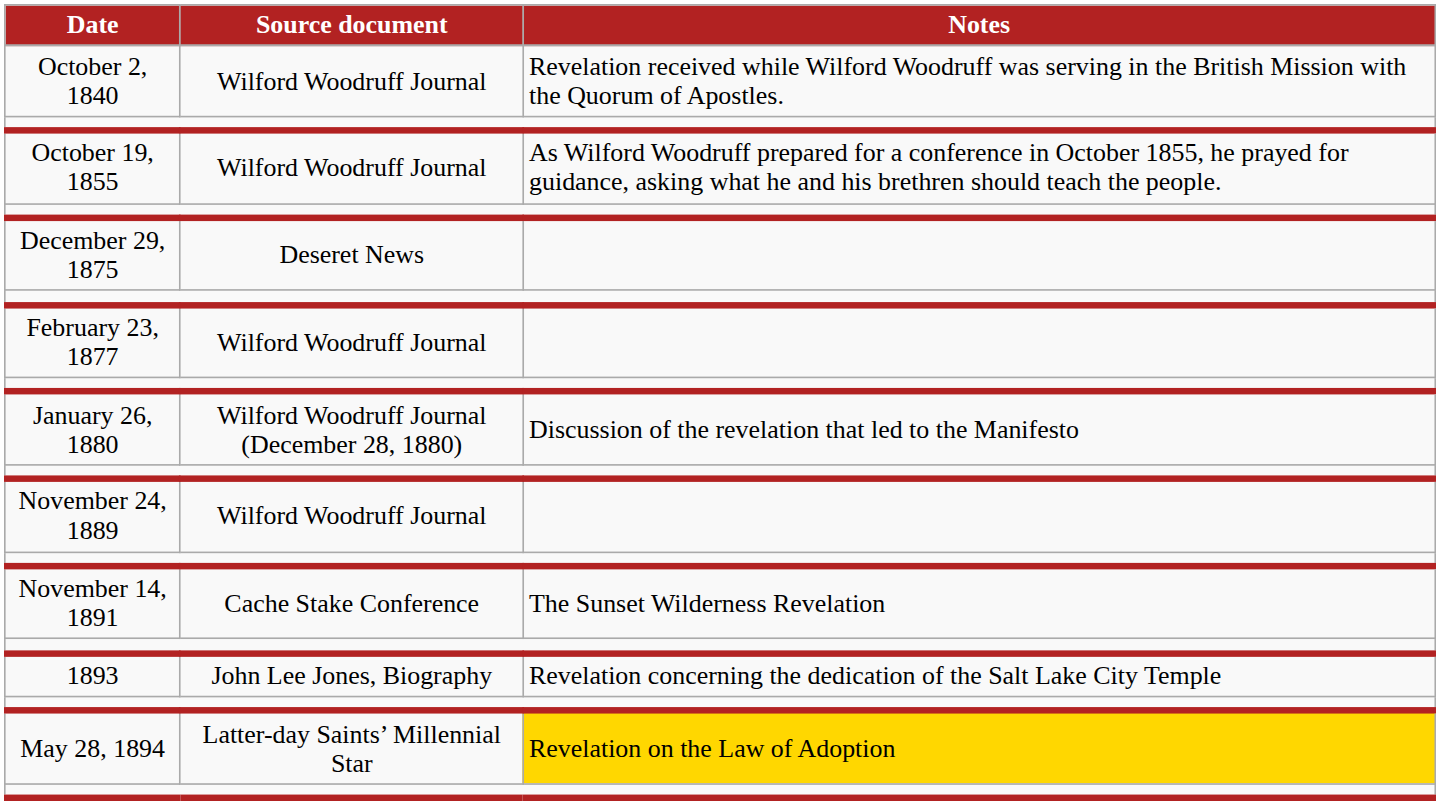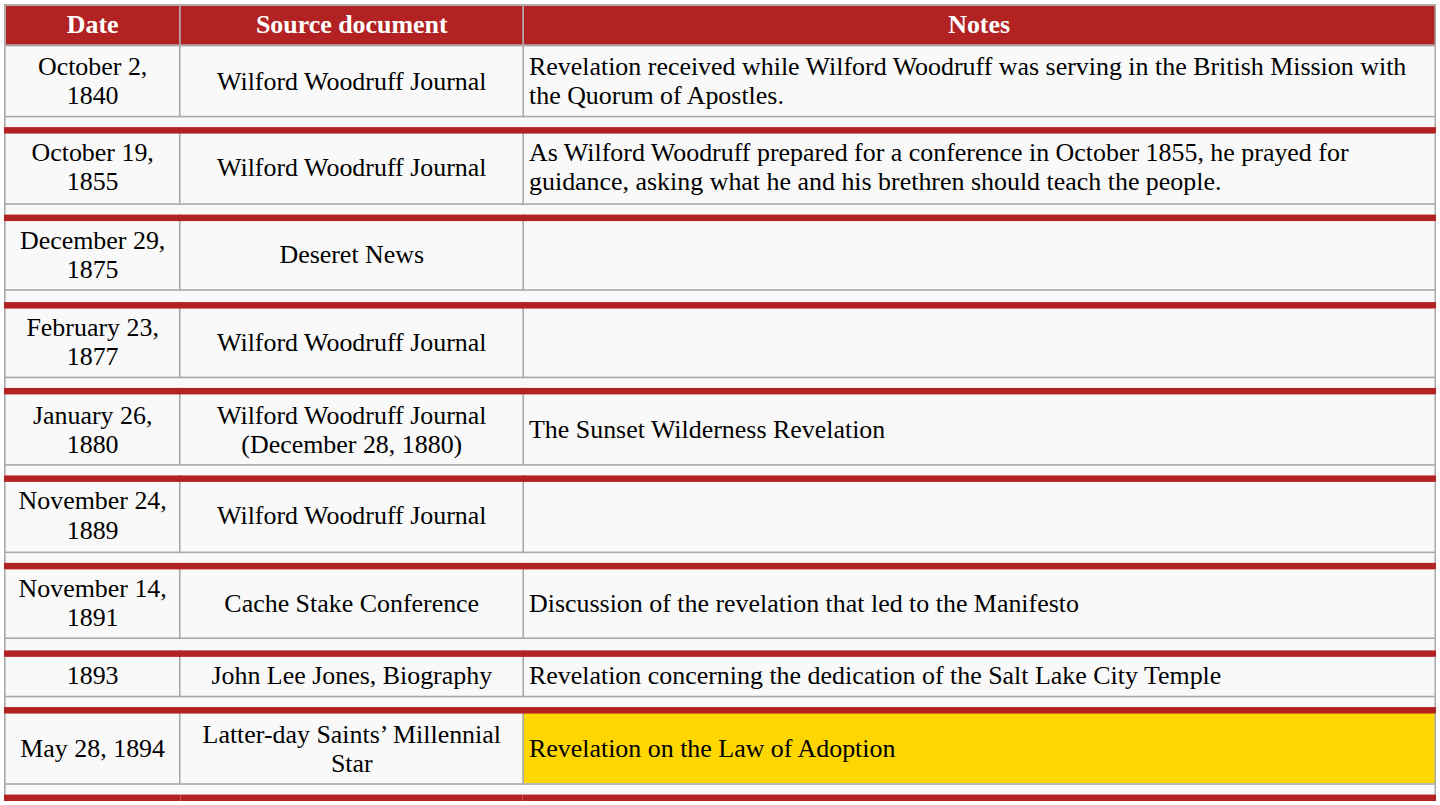(804, 429) Discussion of the revelation that led to the Manifesto -> (707, 429) The Sunset Wilderness Revelation
(707, 603) The Sunset Wilderness Revelation -> (804, 603) Discussion of the revelation that led to the Manifesto
